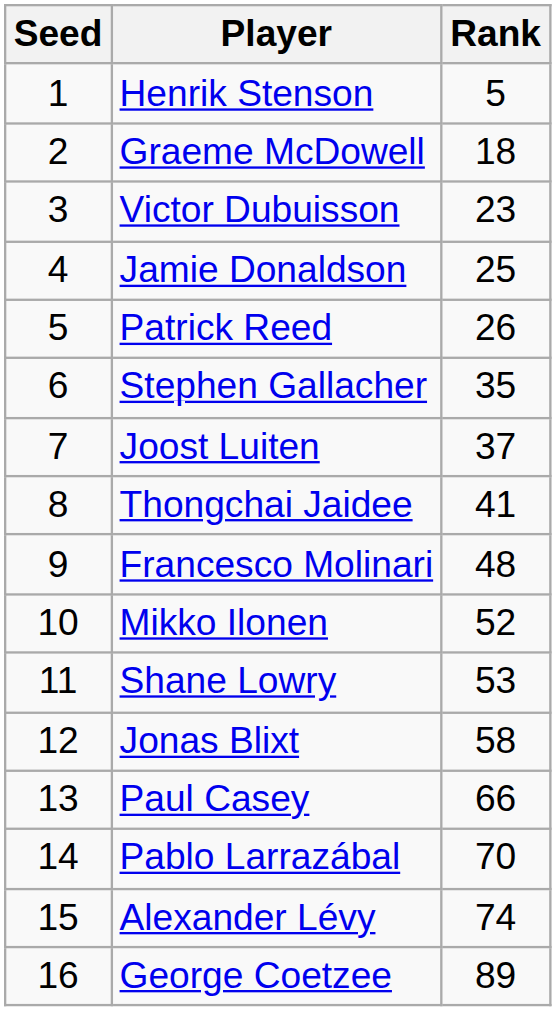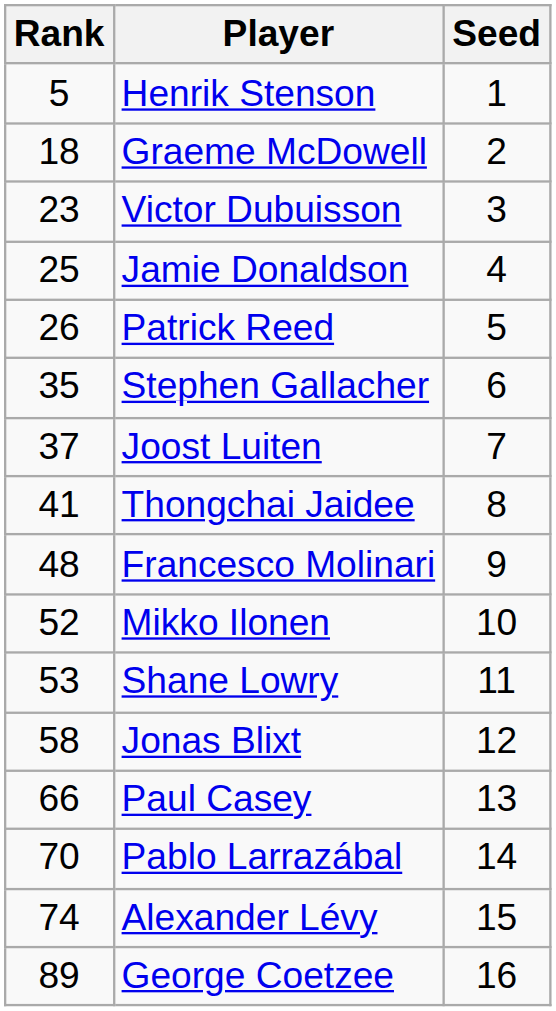columns swapped: (58, 33) <-> (496, 33)
